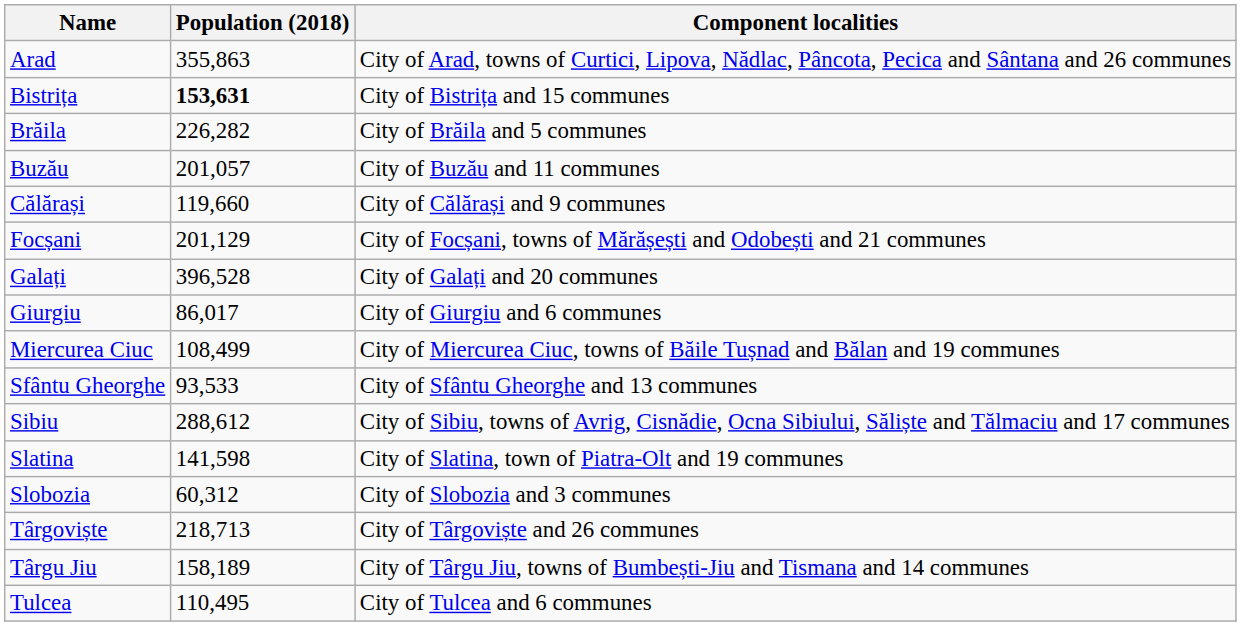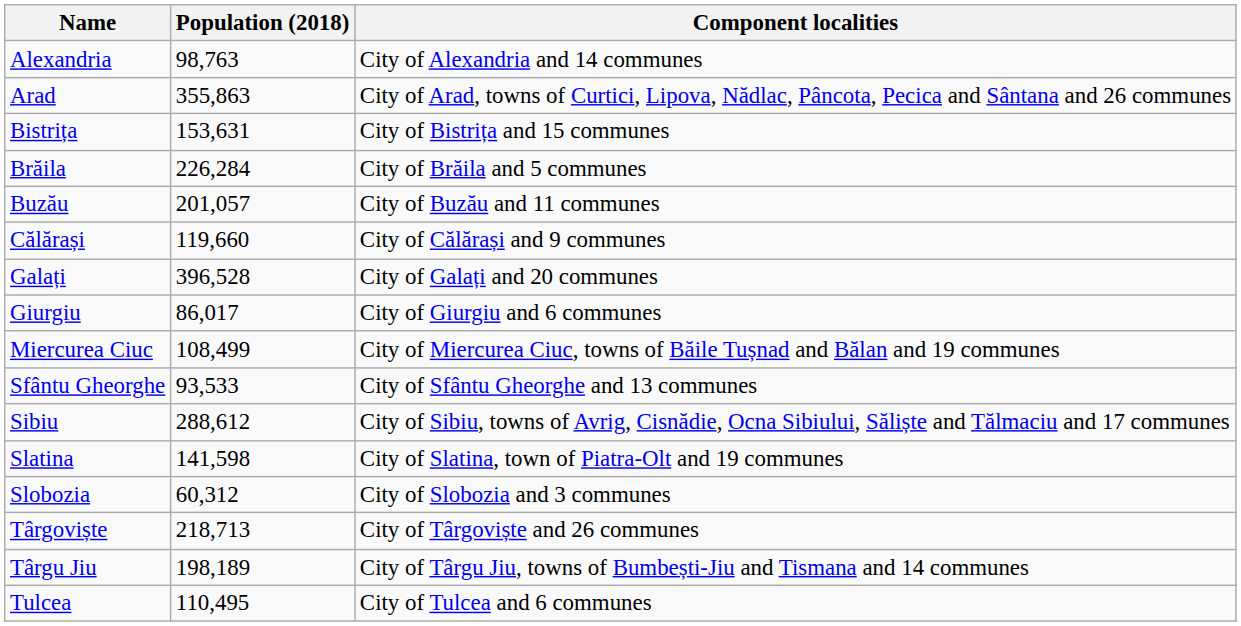+ row: (61, 58)
(213, 95) bold -> (213, 131) normal
(213, 131) 226,282 -> (213, 167) 226,284
- row: (46, 240)
(213, 566) 158,189 -> (213, 566) 198,189
